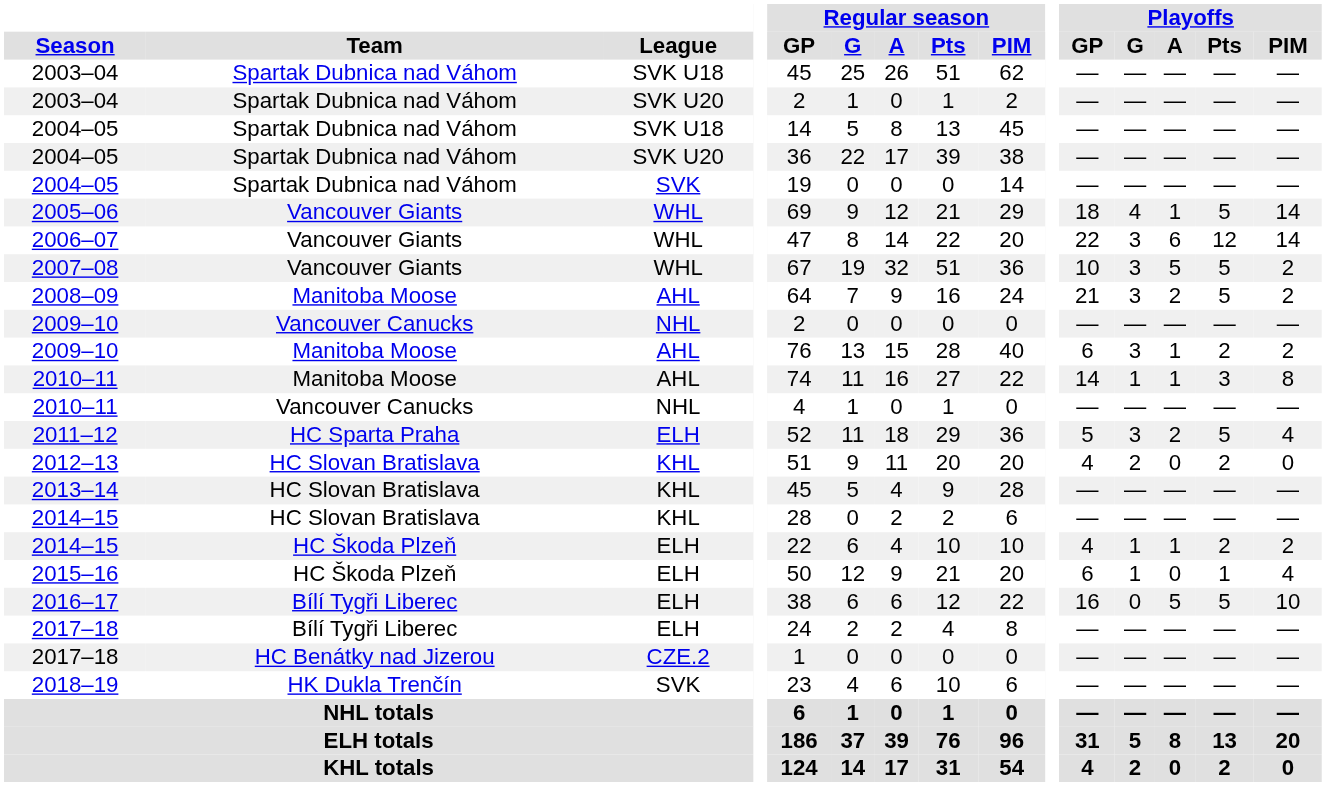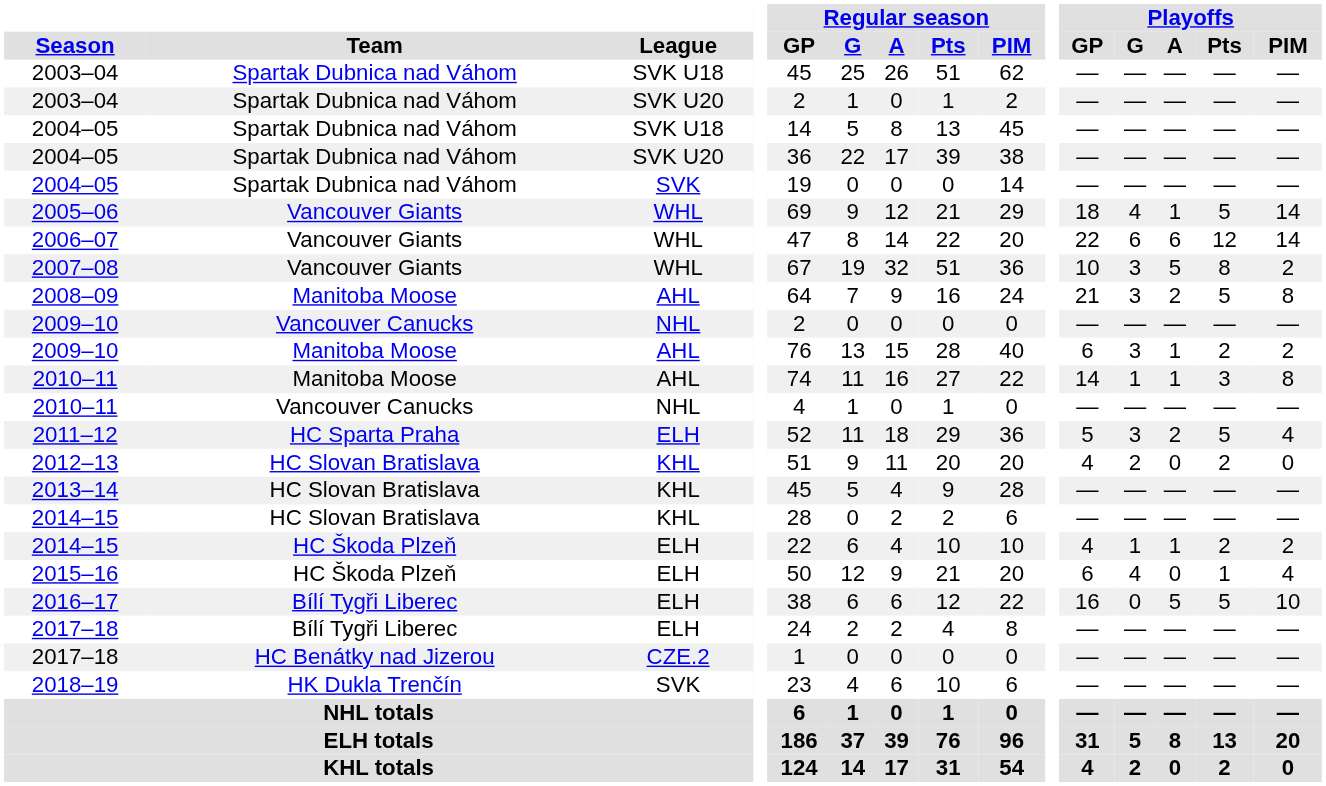(1135, 240) 3 -> (1135, 240) 6
(1225, 267) 5 -> (1225, 267) 8
(1288, 295) 2 -> (1288, 295) 8
(1135, 573) 1 -> (1135, 573) 4
